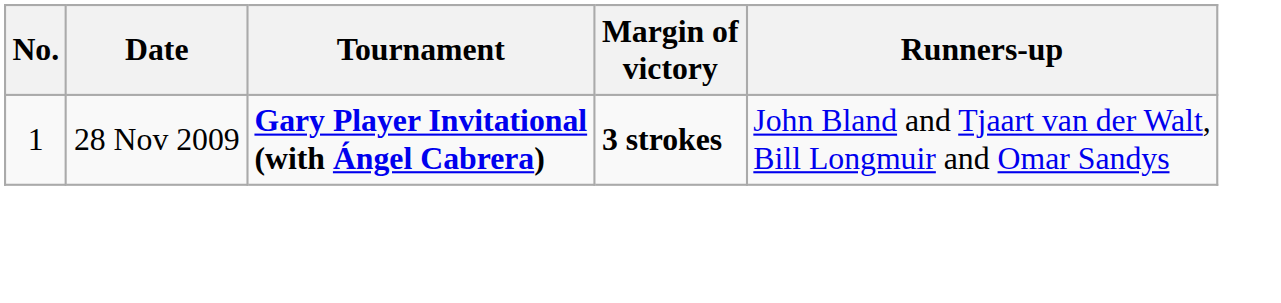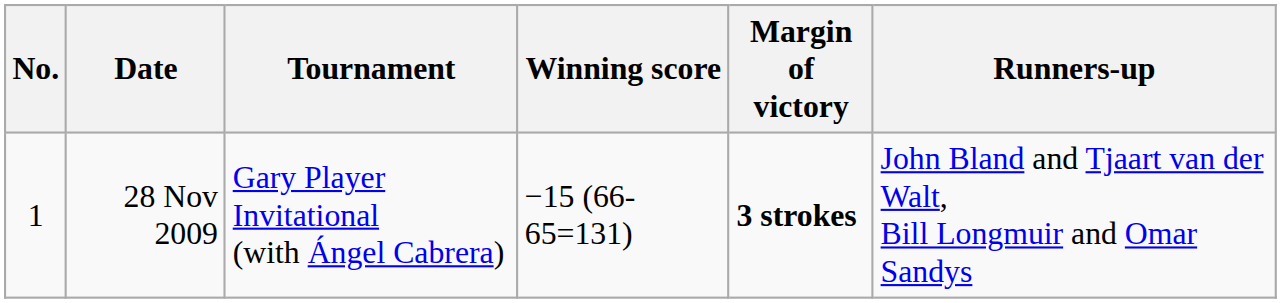+ column: (623, 68)
(421, 139) bold -> (368, 214) normal
